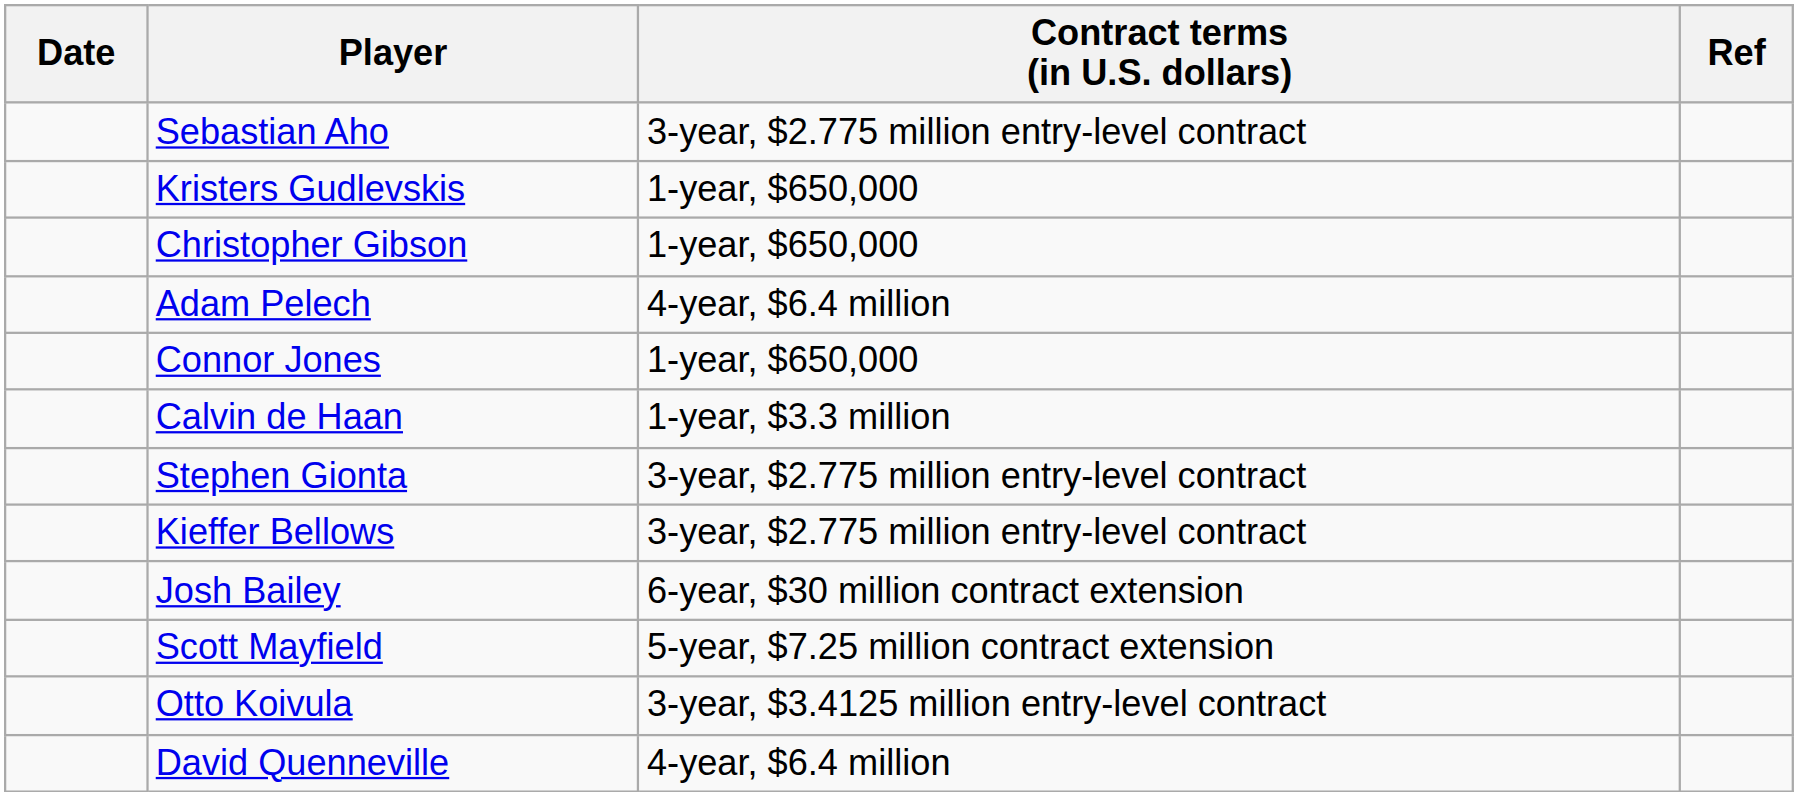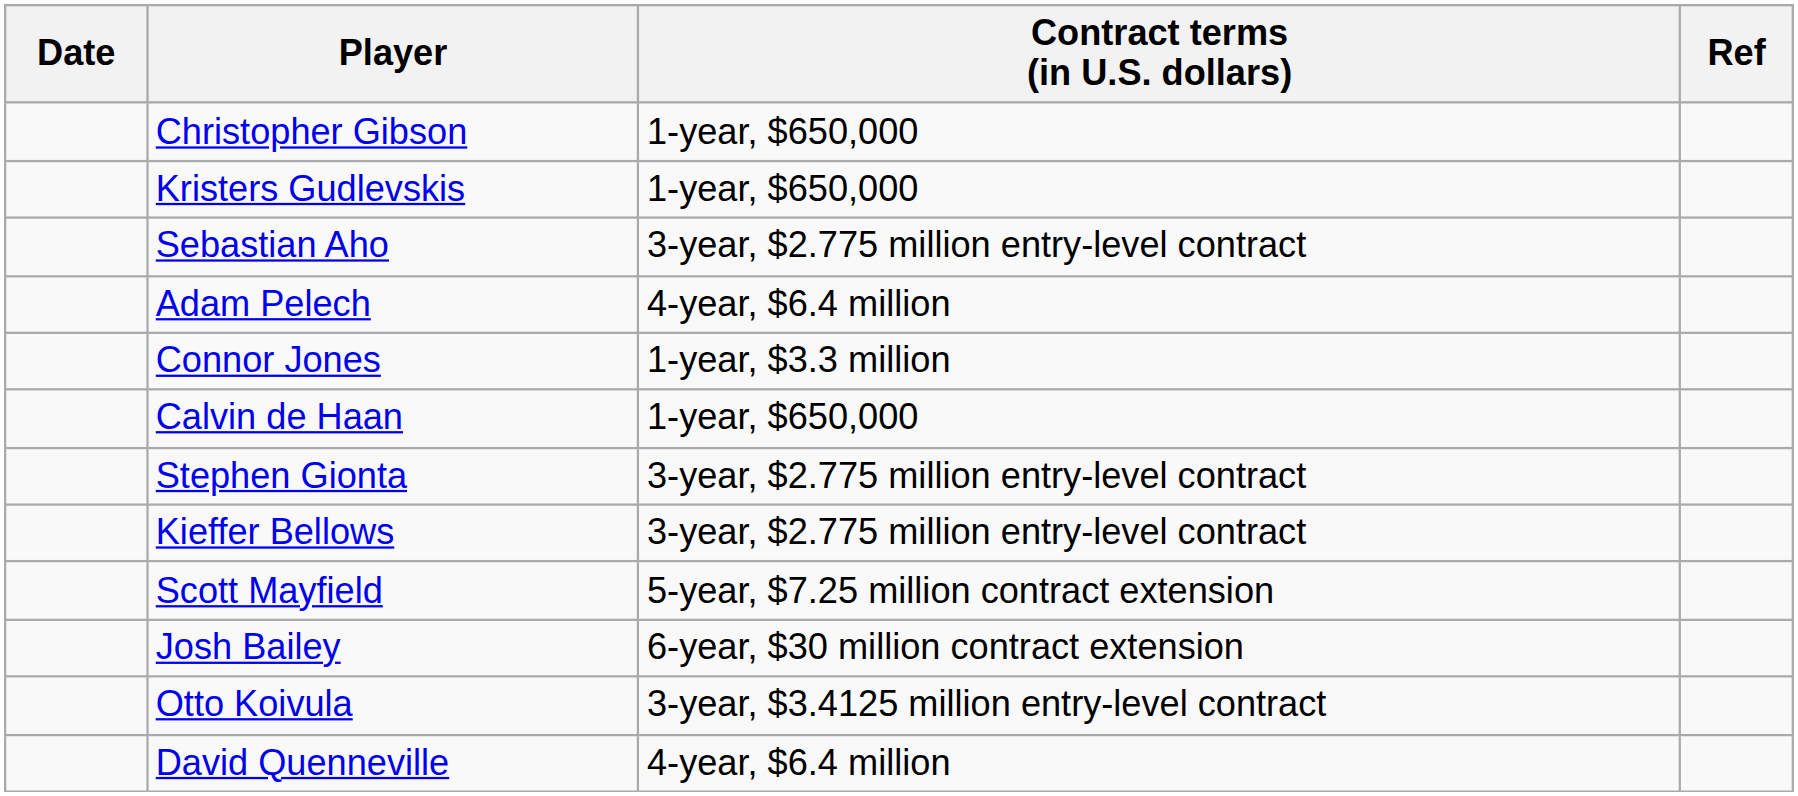rows swapped: (272, 131) <-> (312, 245)
(783, 360) 1-year, $650,000 -> (799, 360) 1-year, $3.3 million
(799, 417) 1-year, $3.3 million -> (783, 417) 1-year, $650,000
rows swapped: (269, 647) <-> (248, 589)
